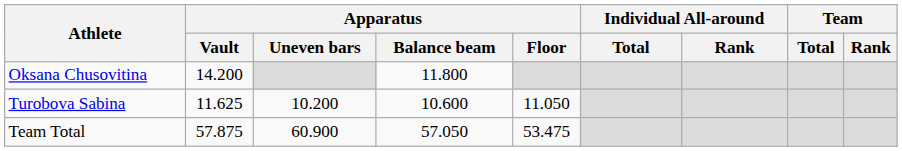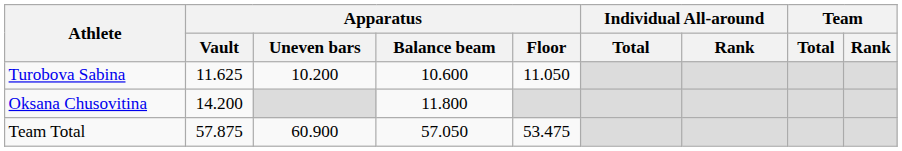rows swapped: (78, 75) <-> (67, 103)
